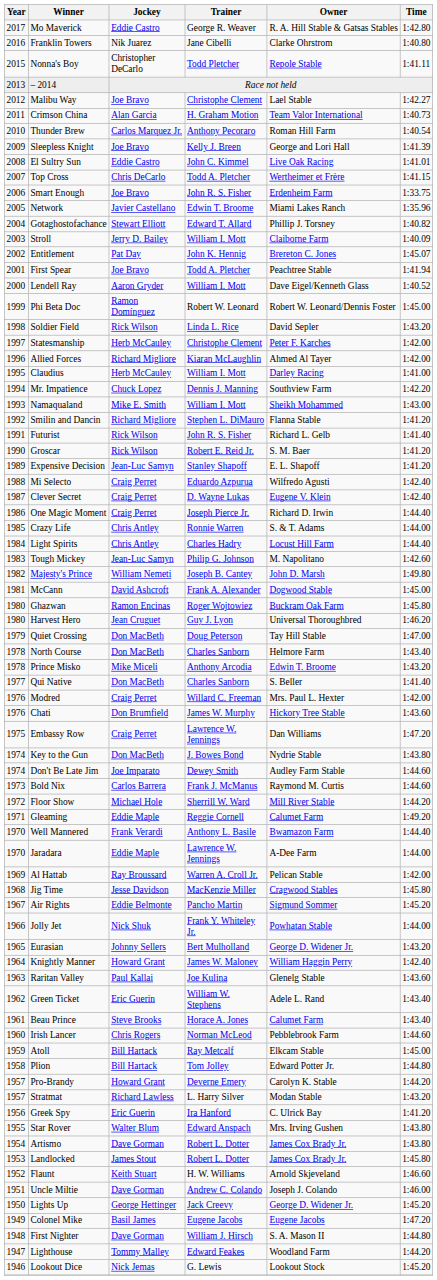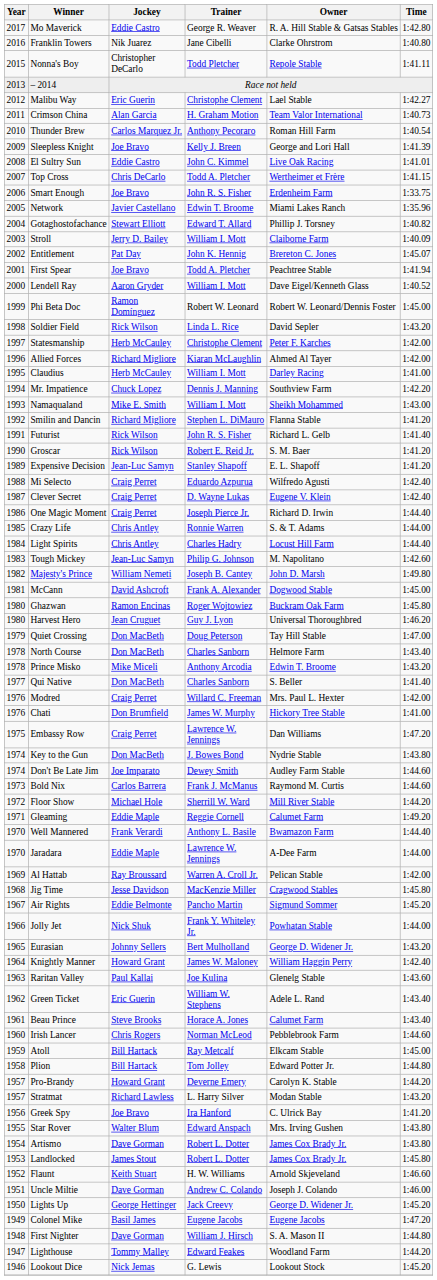(130, 100) Joe Bravo -> (133, 100) Eric Guerin
(416, 713) 1:43.60 -> (416, 713) 1:41.00
(133, 1113) Eric Guerin -> (130, 1113) Joe Bravo
